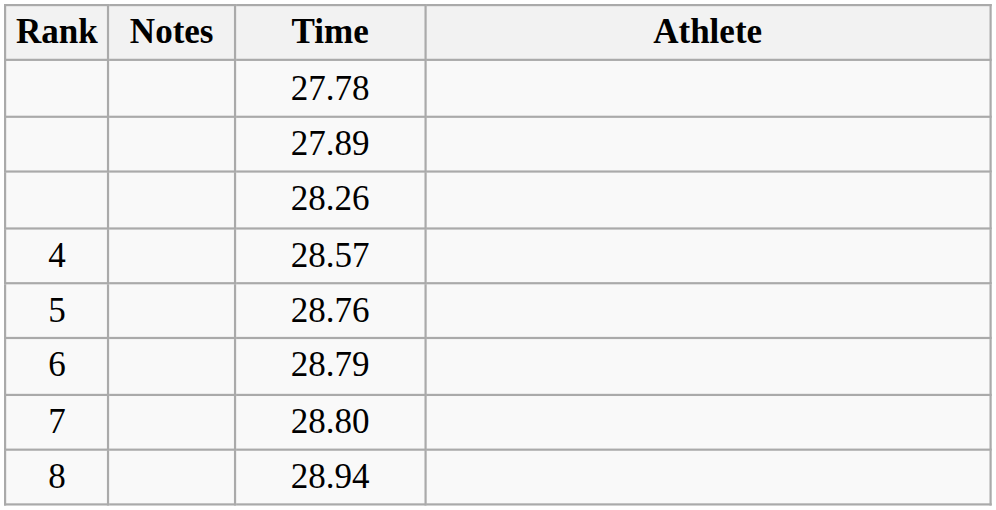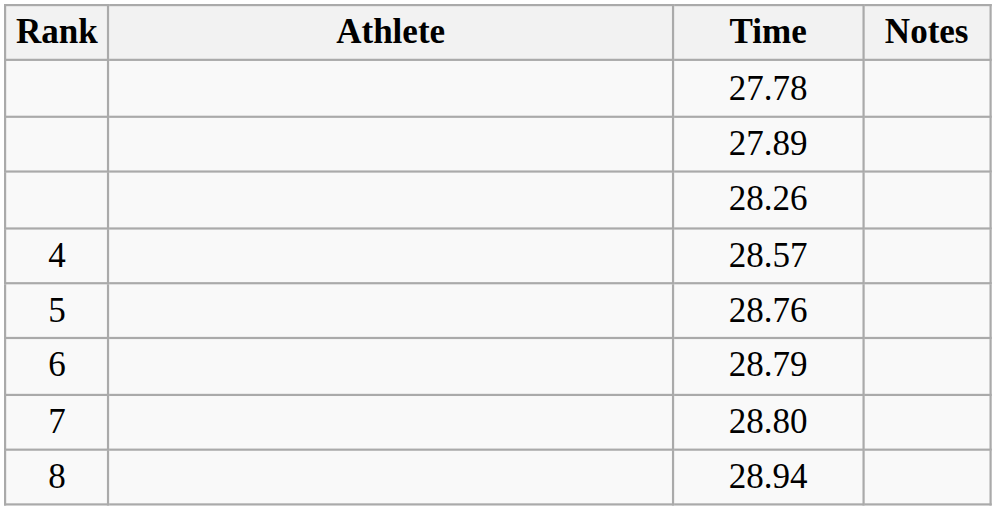columns swapped: (708, 32) <-> (172, 32)
